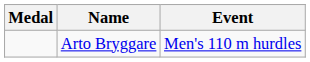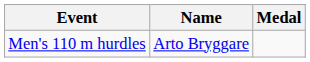columns swapped: (31, 17) <-> (233, 17)
